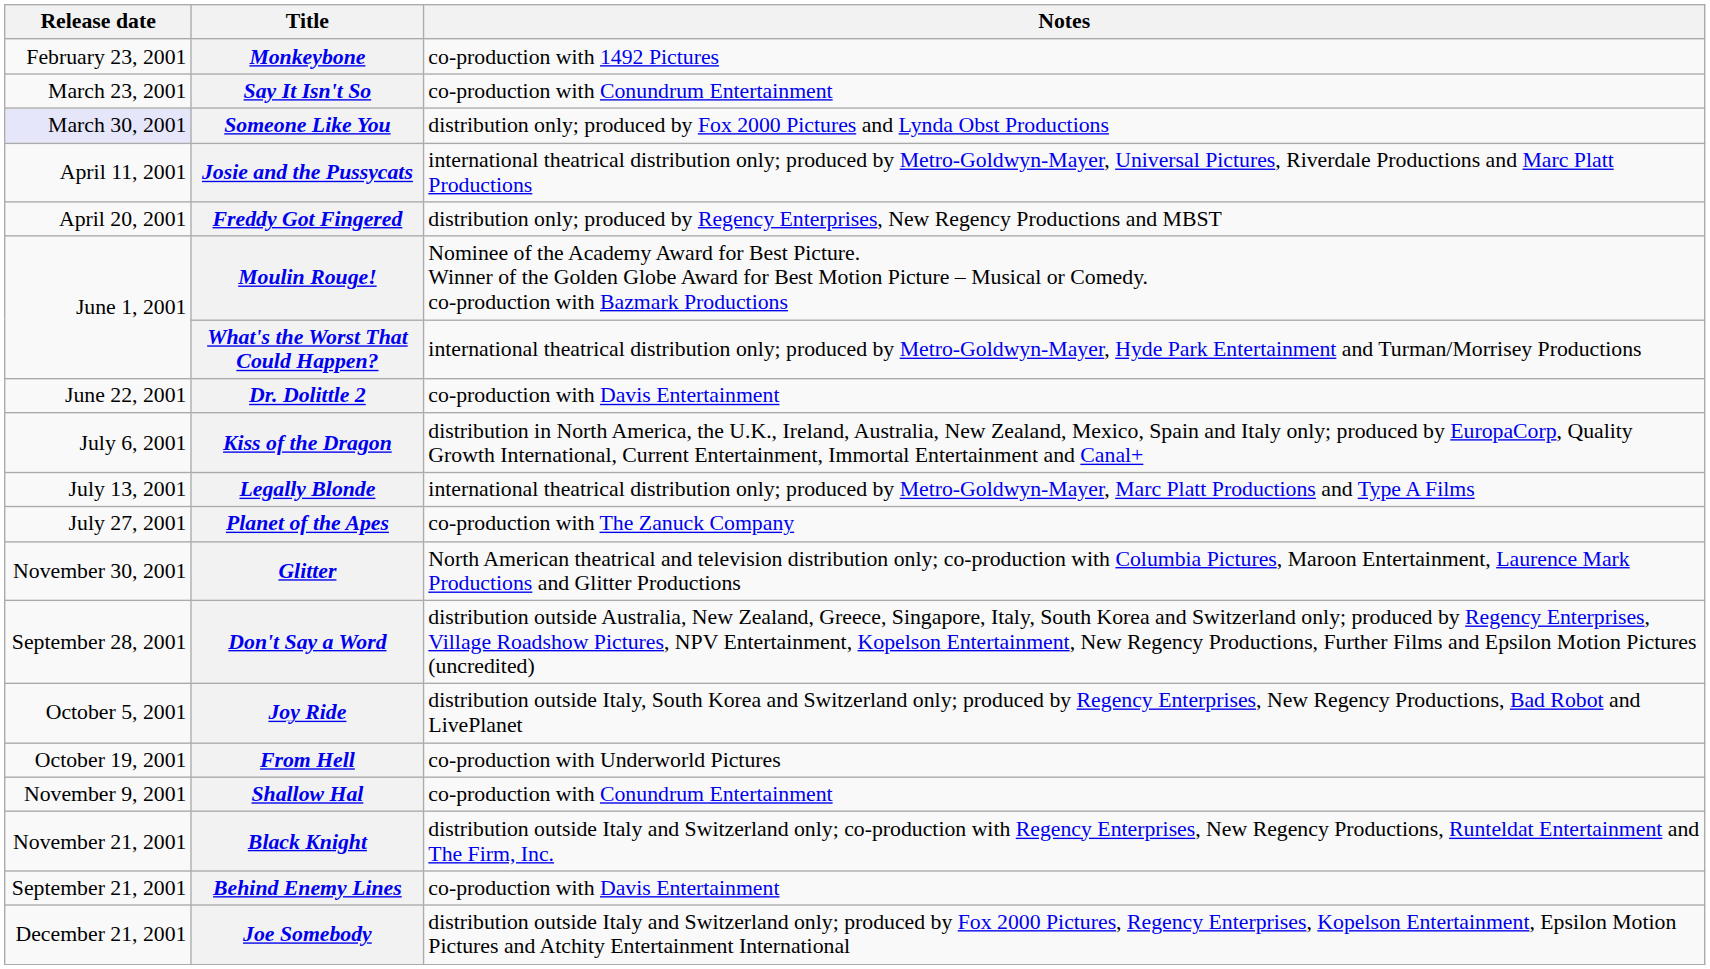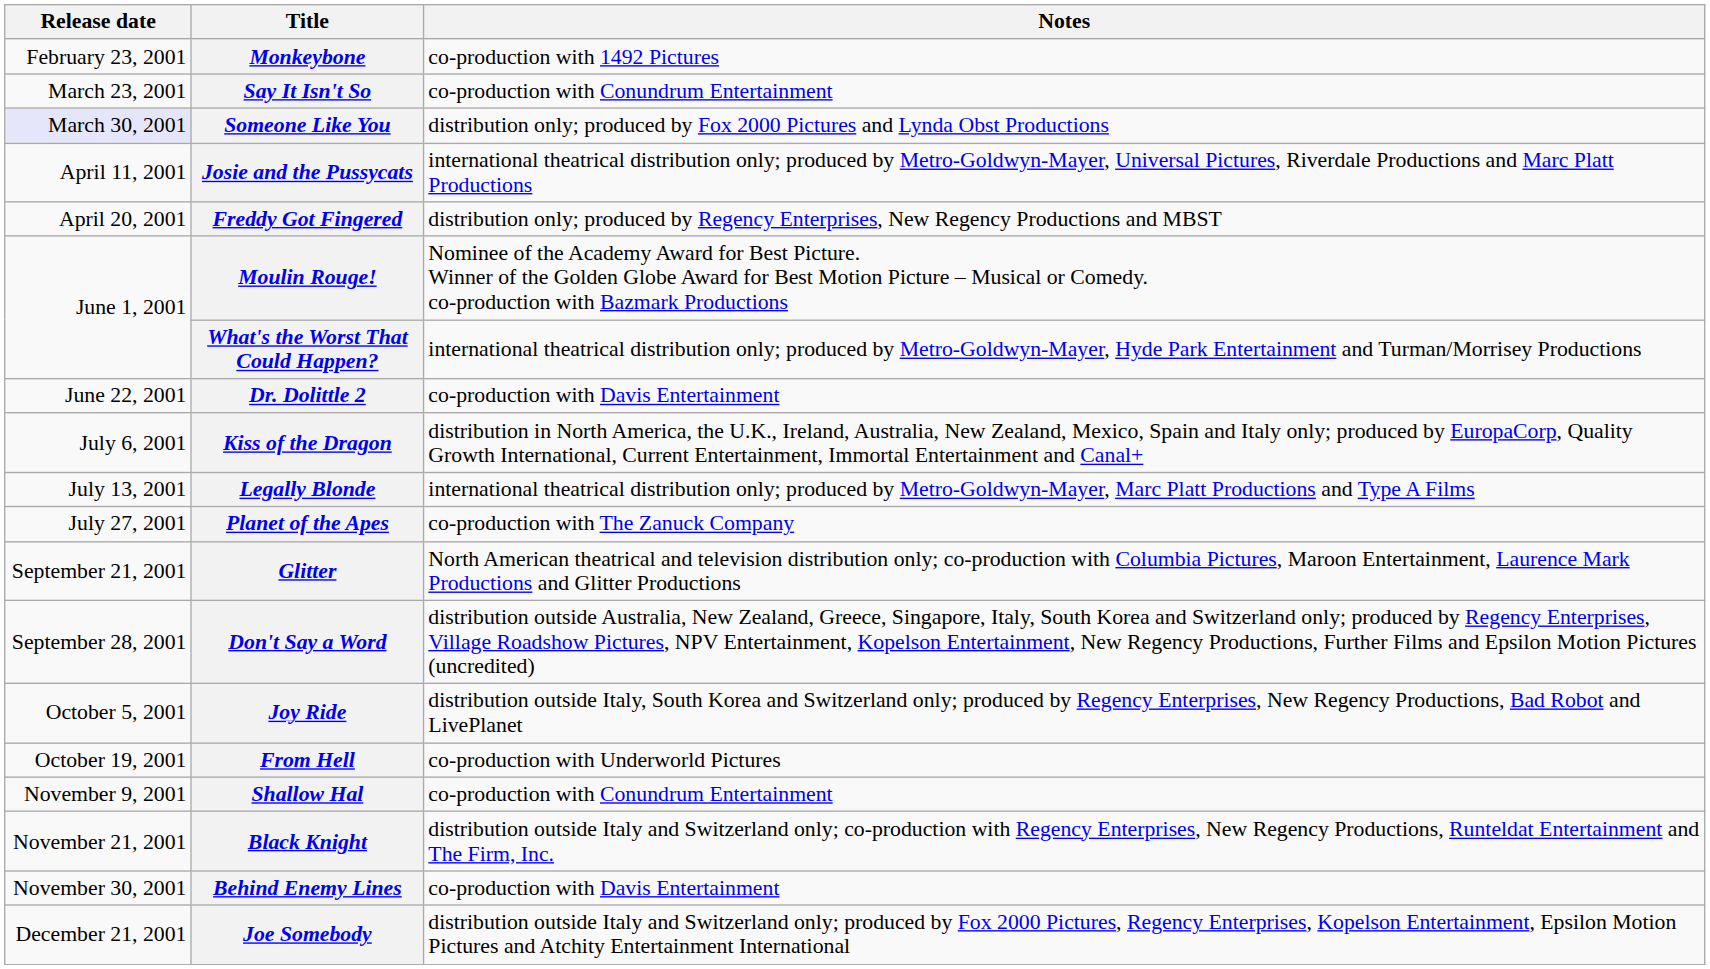(100, 570) November 30, 2001 -> (99, 570) September 21, 2001
(99, 887) September 21, 2001 -> (100, 887) November 30, 2001
